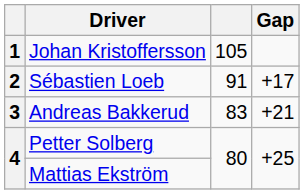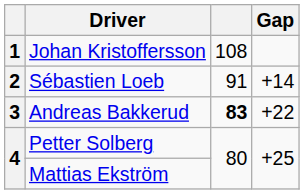(231, 51) 105 -> (231, 51) 108
(278, 82) +17 -> (278, 82) +14
(237, 113) normal -> (237, 113) bold
(278, 113) +21 -> (278, 113) +22
